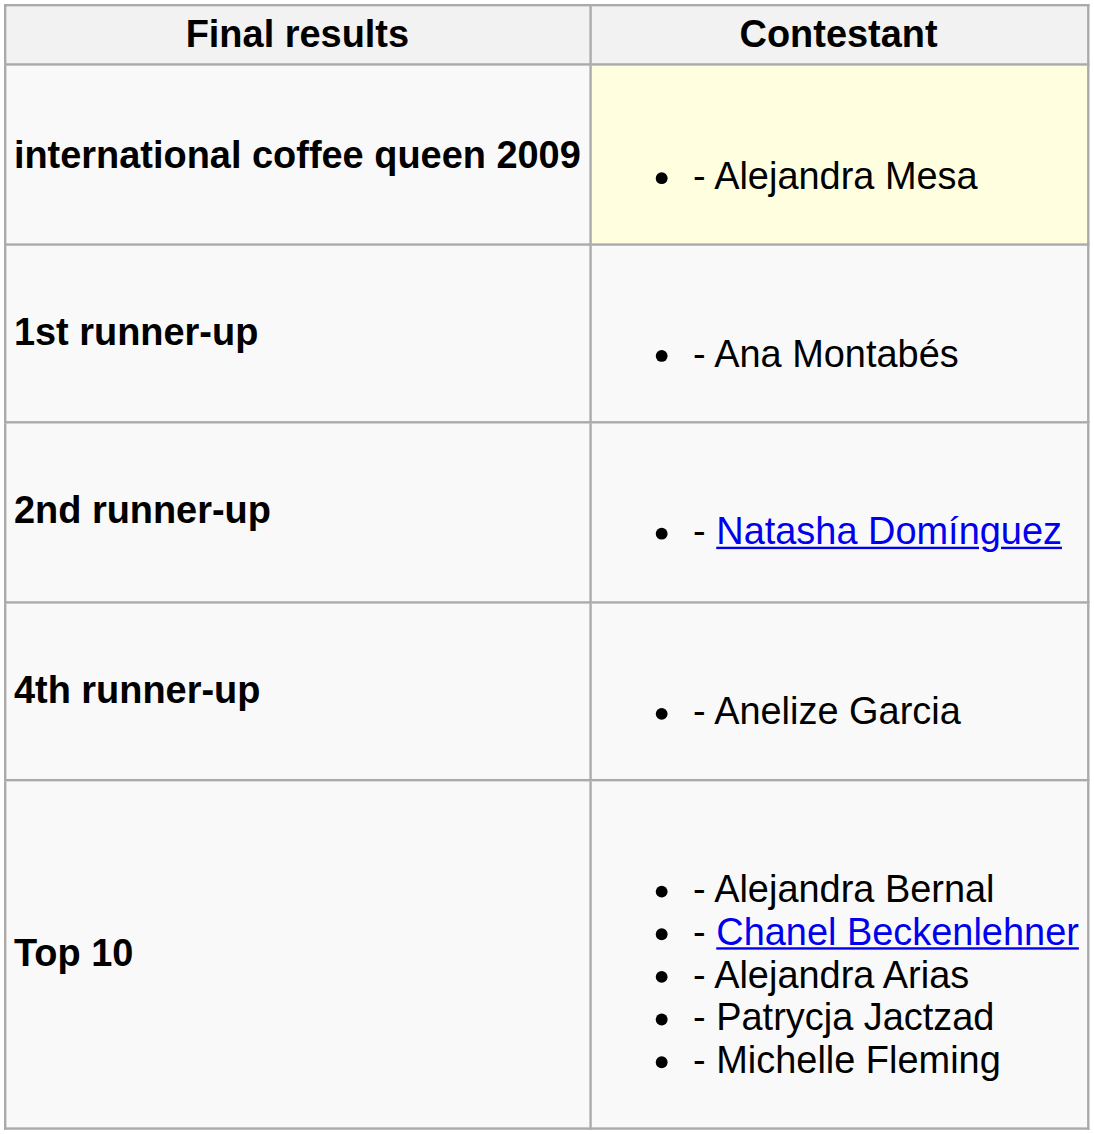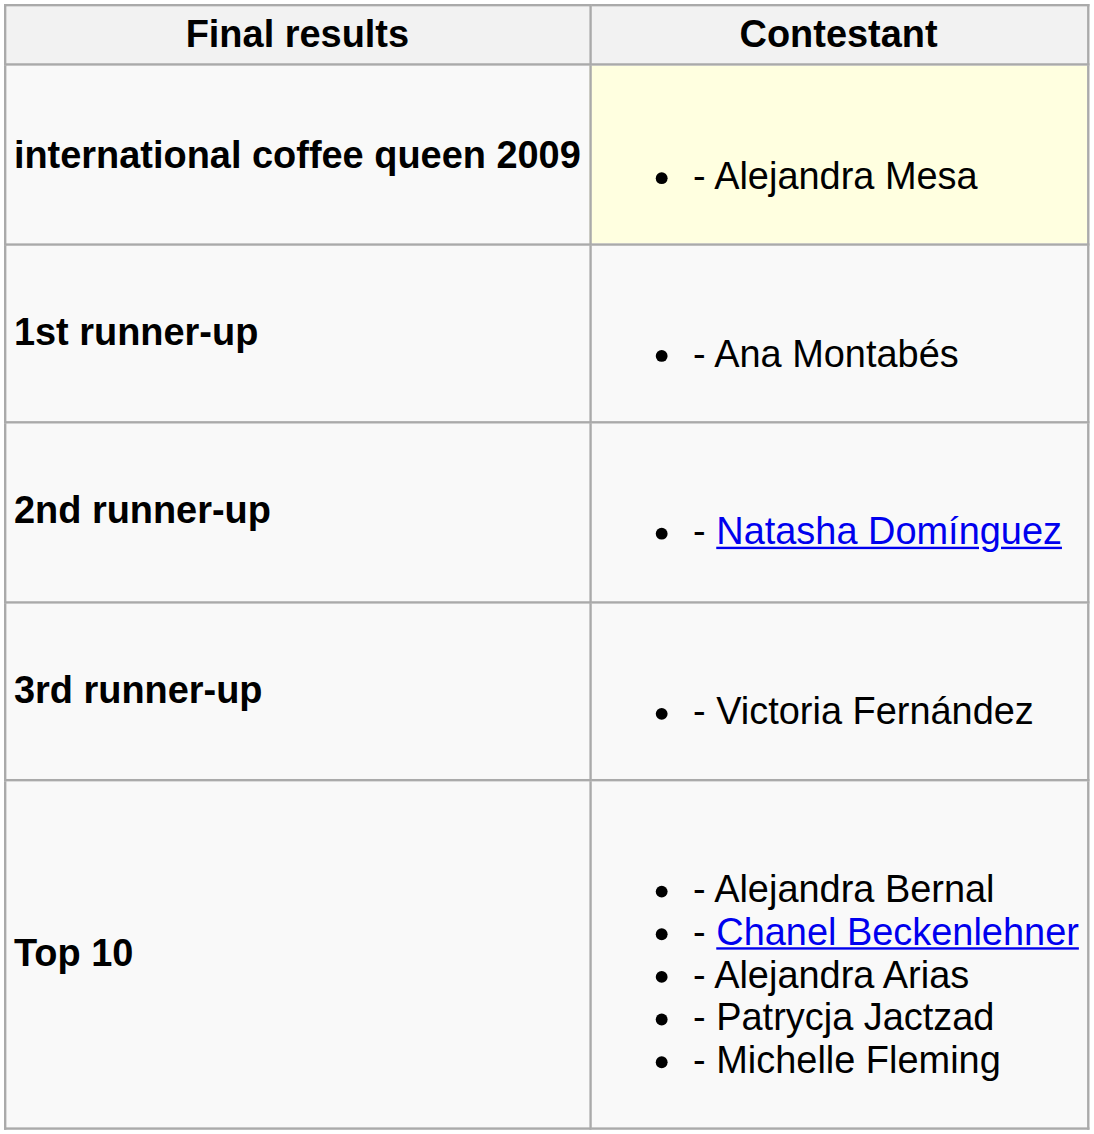+ row: (138, 689)
- row: (137, 689)
